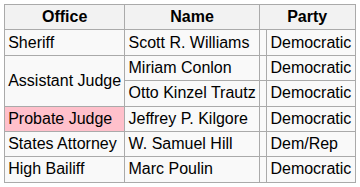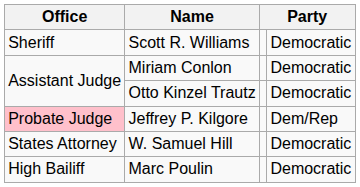(311, 118) Democratic -> (304, 118) Dem/Rep
(304, 144) Dem/Rep -> (311, 144) Democratic
